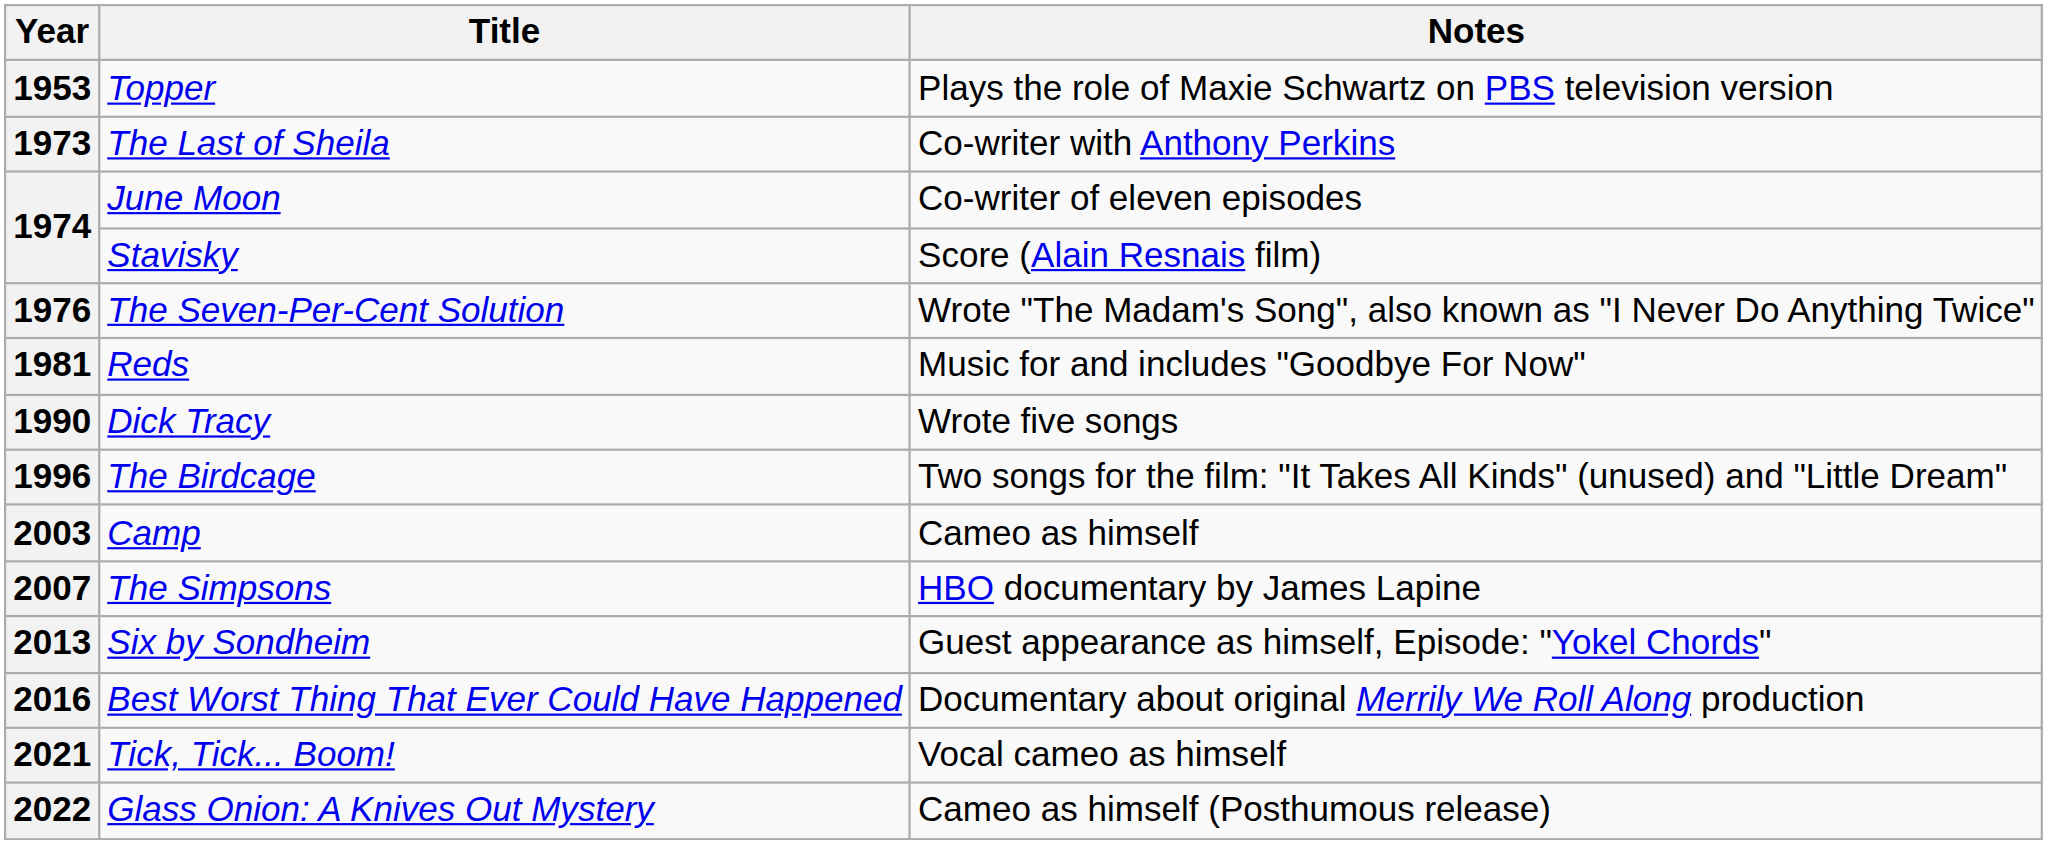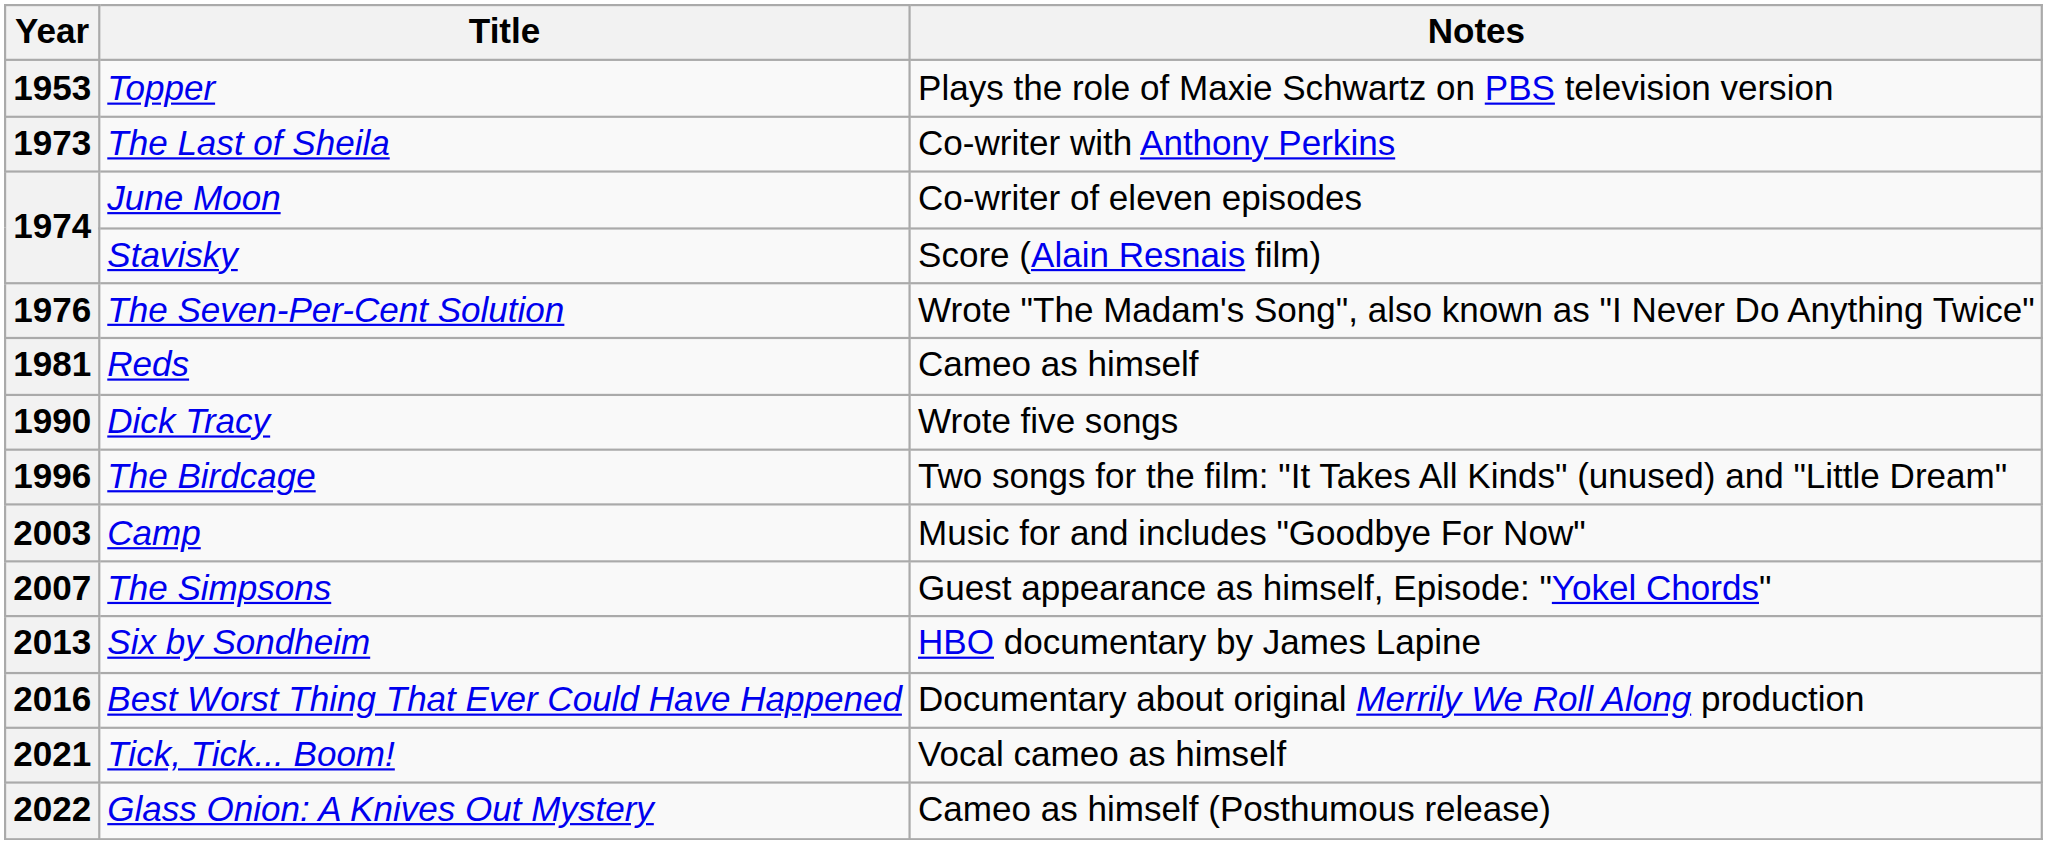(1252, 365) Music for and includes "Goodbye For Now" -> (1058, 365) Cameo as himself
(1058, 532) Cameo as himself -> (1252, 532) Music for and includes "Goodbye For Now"
(1199, 587) HBO documentary by James Lapine -> (1345, 587) Guest appearance as himself, Episode: "Yokel Chords"
(1345, 643) Guest appearance as himself, Episode: "Yokel Chords" -> (1199, 643) HBO documentary by James Lapine
